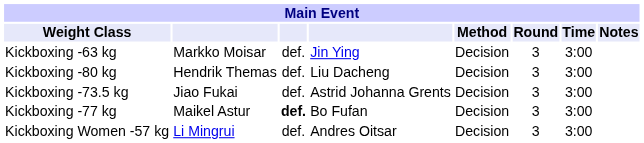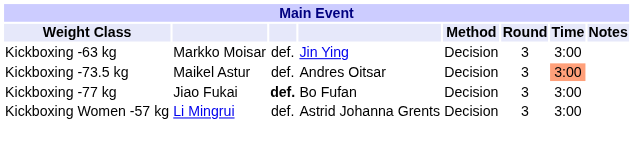- row: (61, 72)
(205, 92) Jiao Fukai -> (212, 72) Maikel Astur
(381, 92) Astrid Johanna Grents -> (343, 72) Andres Oitsar
(579, 92) no background -> (568, 72) lightsalmon background
(212, 112) Maikel Astur -> (205, 92) Jiao Fukai
(353, 131) Andres Oitsar -> (370, 112) Astrid Johanna Grents
